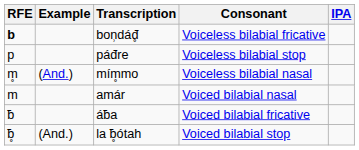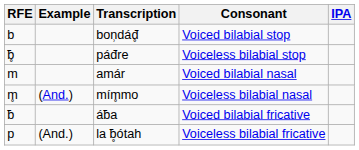(11, 34) bold -> (11, 34) normal
(254, 34) Voiceless bilabial fricative -> (236, 34) Voiced bilabial stop
(11, 54) p -> (11, 54) ƀ̥
rows swapped: (111, 94) <-> (117, 74)
(11, 134) ƀ̥ -> (11, 134) p
(236, 134) Voiced bilabial stop -> (254, 134) Voiceless bilabial fricative
